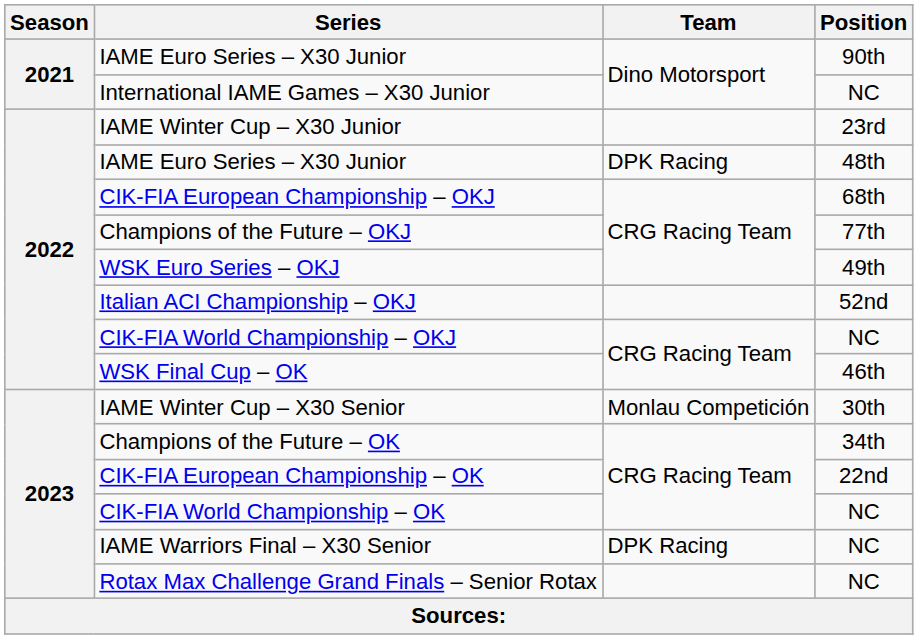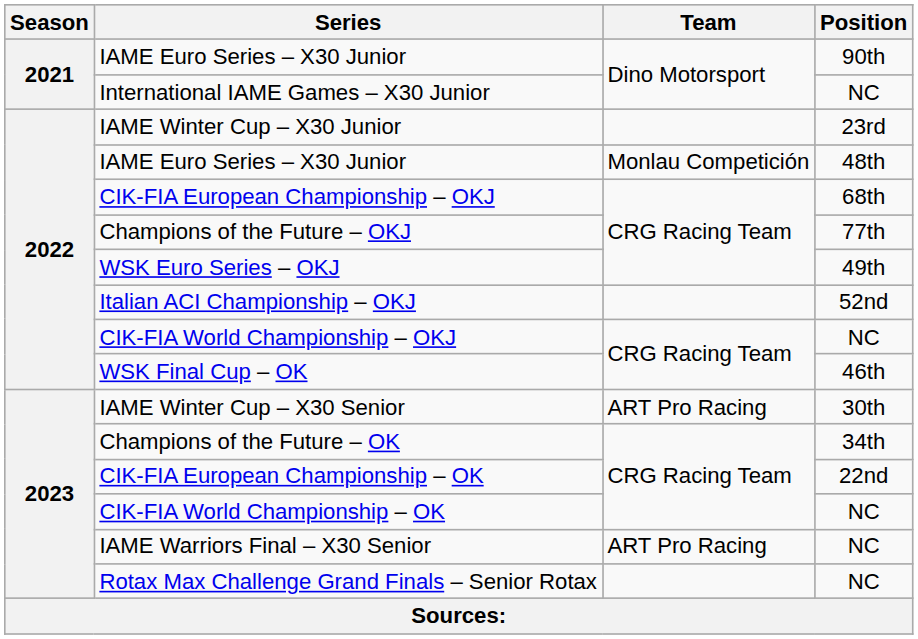(668, 162) DPK Racing -> (708, 162) Monlau Competición
(708, 406) Monlau Competición -> (687, 406) ART Pro Racing
(668, 546) DPK Racing -> (687, 546) ART Pro Racing
